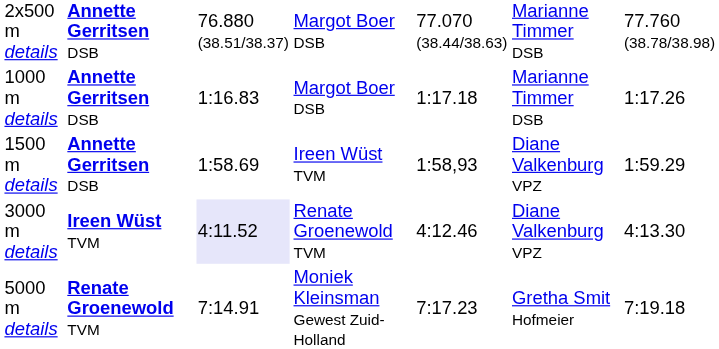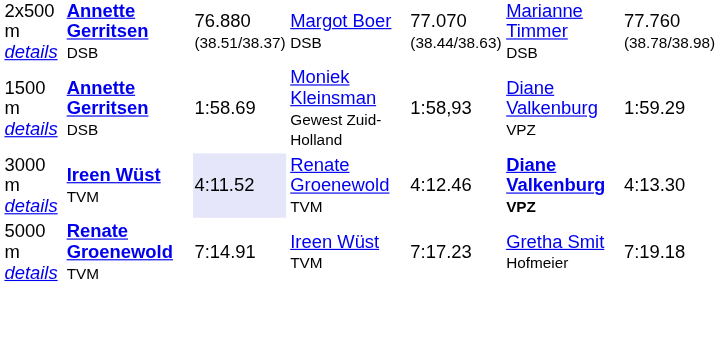- row: (31, 98)
(338, 164) Ireen Wüst TVM -> (336, 108) Moniek Kleinsman Gewest Zuid-Holland
(558, 231) normal -> (556, 185) bold
(339, 308) Moniek Kleinsman Gewest Zuid-Holland -> (335, 252) Ireen Wüst TVM
